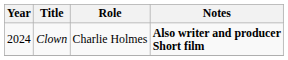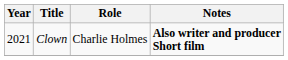(19, 39) 2024 -> (19, 39) 2021
